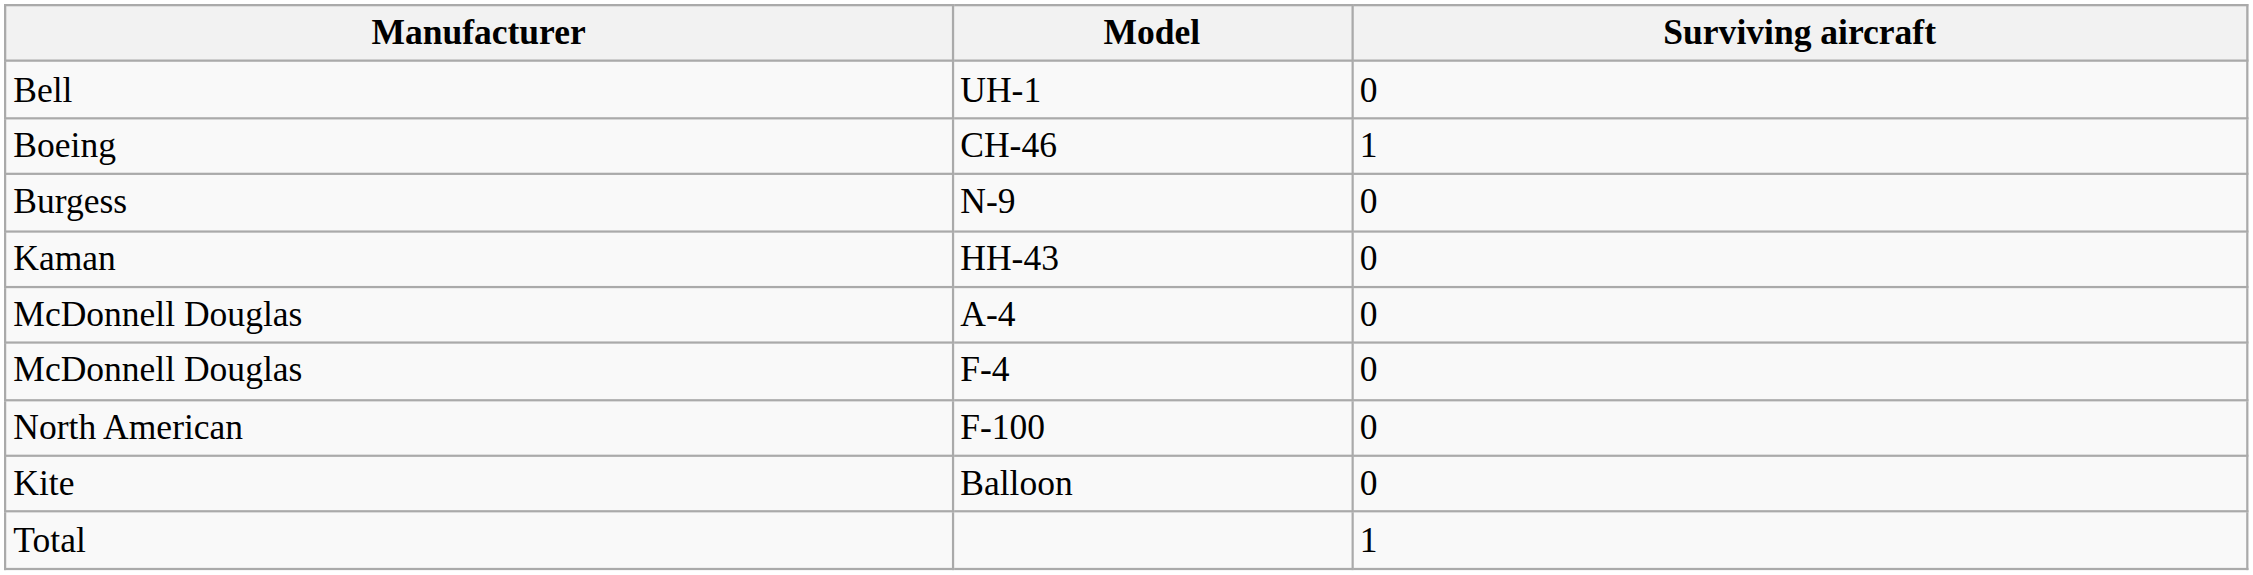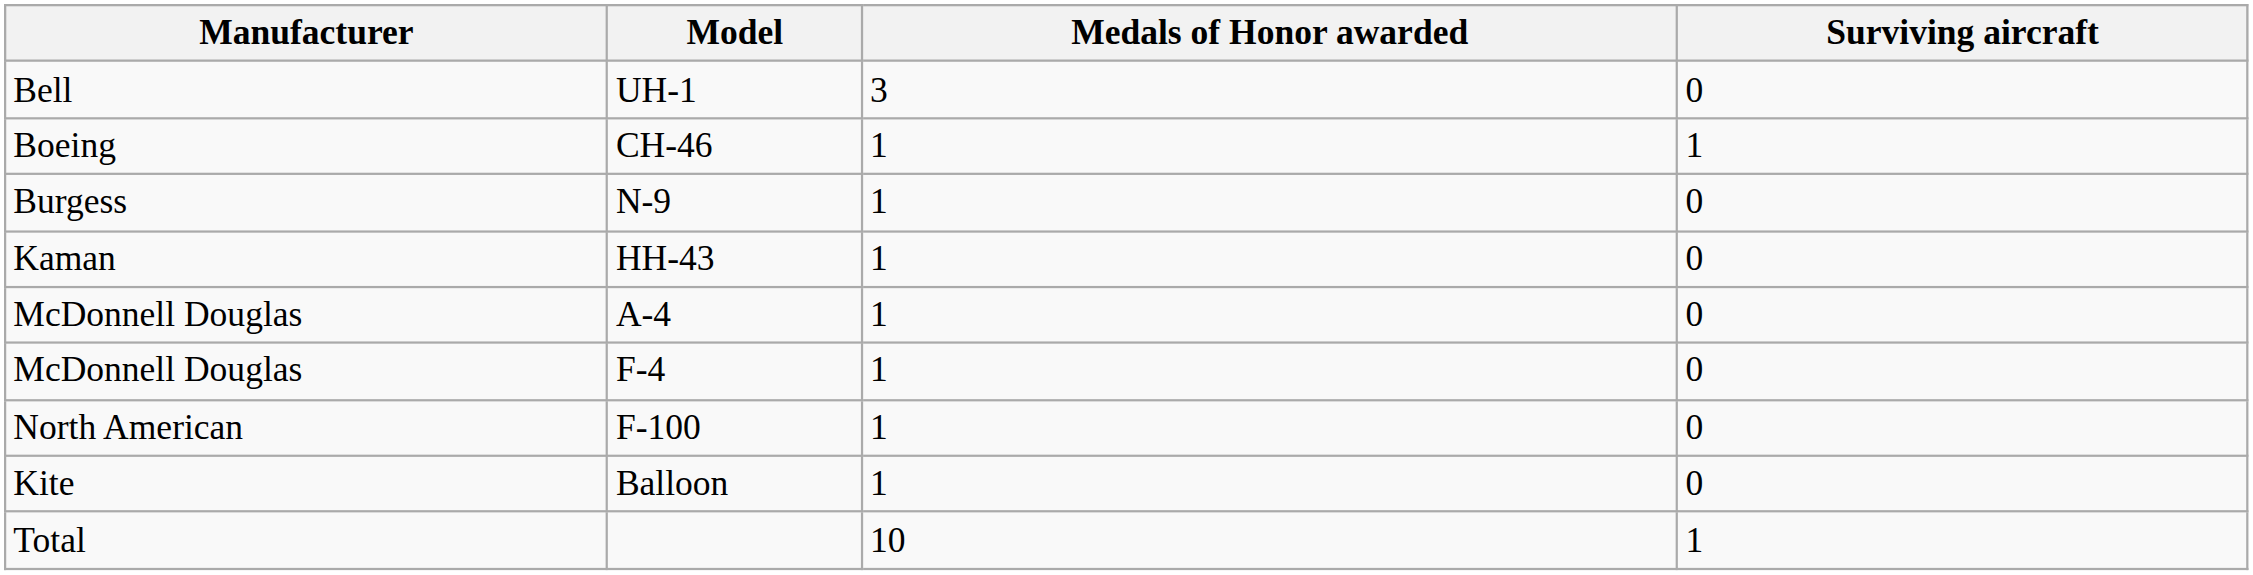+ column: (1270, 32)
